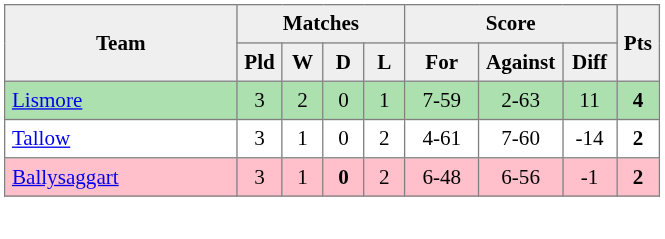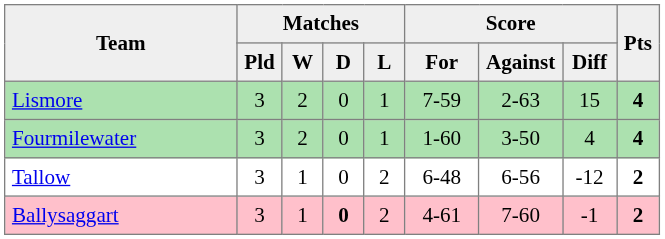(590, 100) 11 -> (590, 100) 15
+ row: (74, 138)
(442, 138) 4-61 -> (442, 176) 6-48
(521, 138) 7-60 -> (521, 176) 6-56
(590, 138) -14 -> (590, 176) -12
(442, 176) 6-48 -> (442, 215) 4-61
(521, 176) 6-56 -> (521, 215) 7-60
